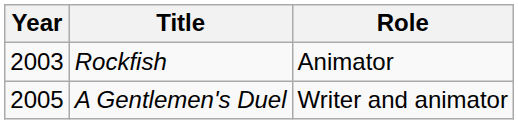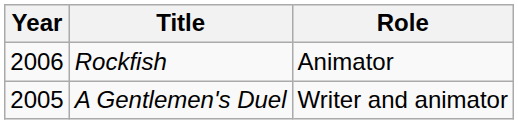(37, 61) 2003 -> (37, 61) 2006
